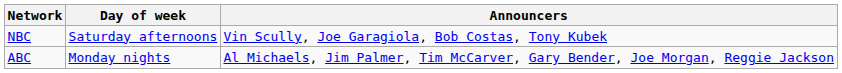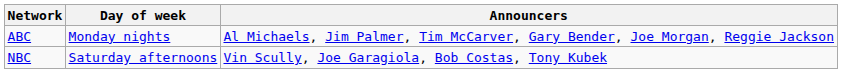rows swapped: (19, 57) <-> (19, 36)
